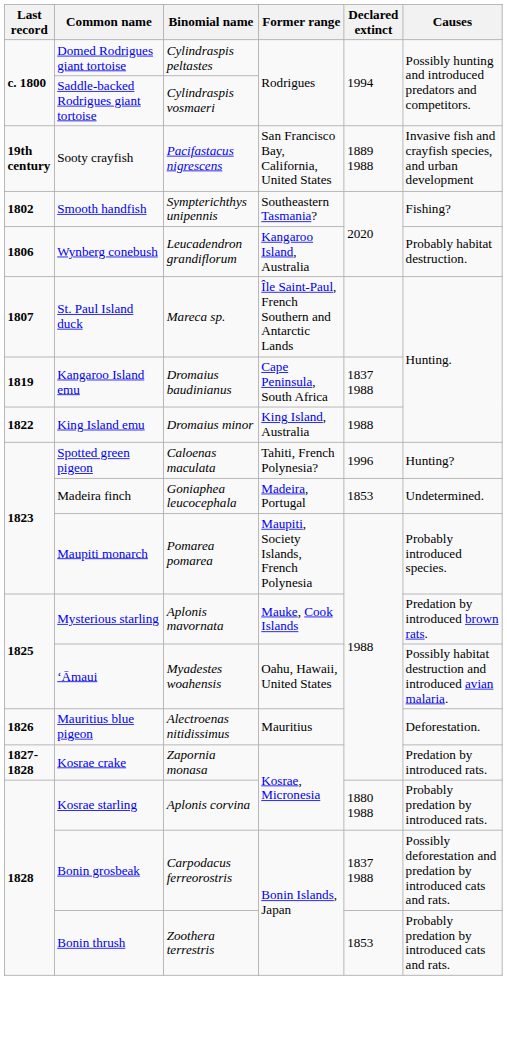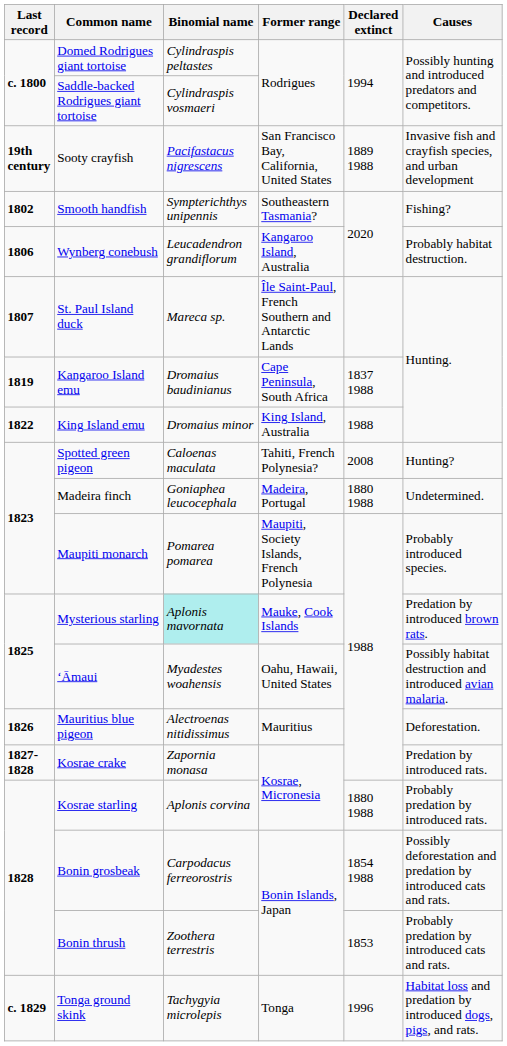(360, 460) 1996 -> (360, 460) 2008
(360, 496) 1853 -> (360, 496) 1880 1988
(195, 618) no background -> (195, 618) paleturquoise background
(360, 870) 1837 1988 -> (360, 870) 1854 1988
+ row: (94, 1008)
